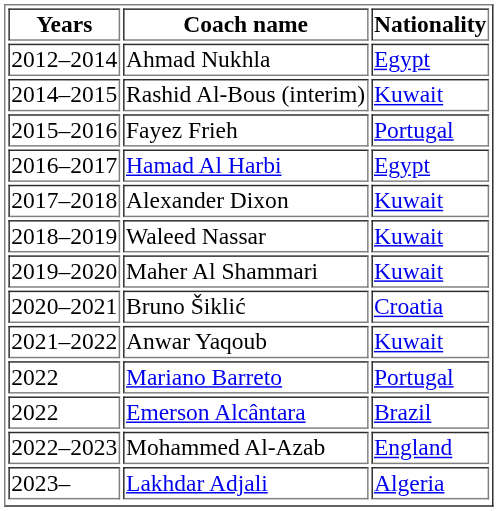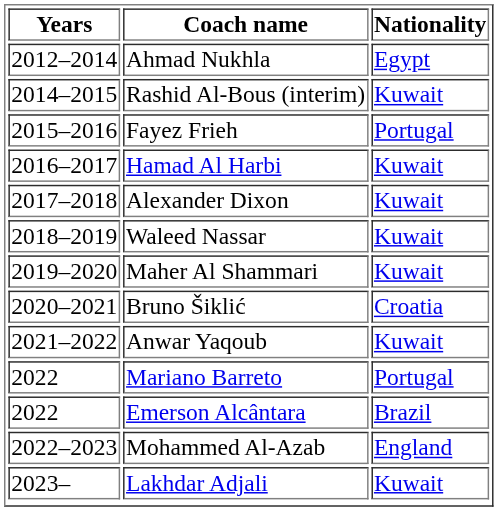(402, 165) Egypt -> (409, 165) Kuwait
(409, 482) Algeria -> (409, 482) Kuwait
